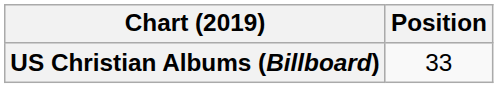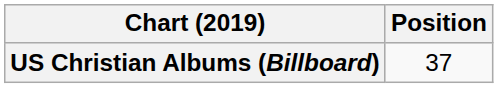(439, 62) 33 -> (439, 62) 37
